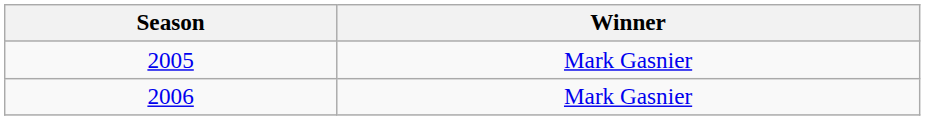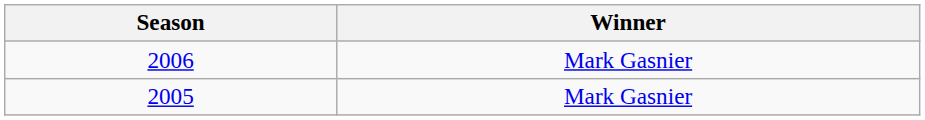rows swapped: (171, 59) <-> (171, 96)
